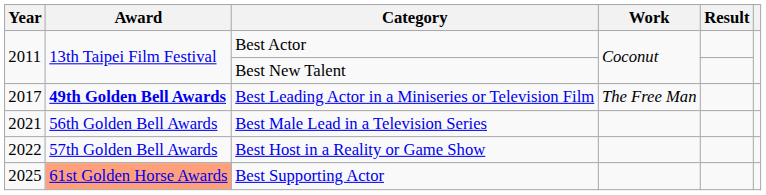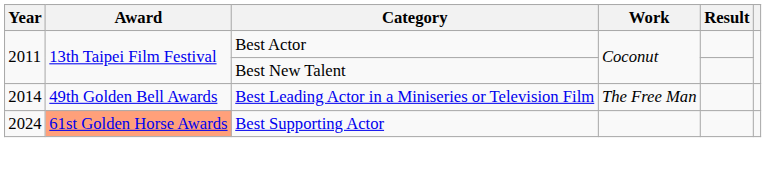(25, 96) 2017 -> (25, 96) 2014
(138, 96) bold -> (133, 96) normal
- row: (361, 123)
- row: (360, 149)
(25, 176) 2025 -> (25, 123) 2024
